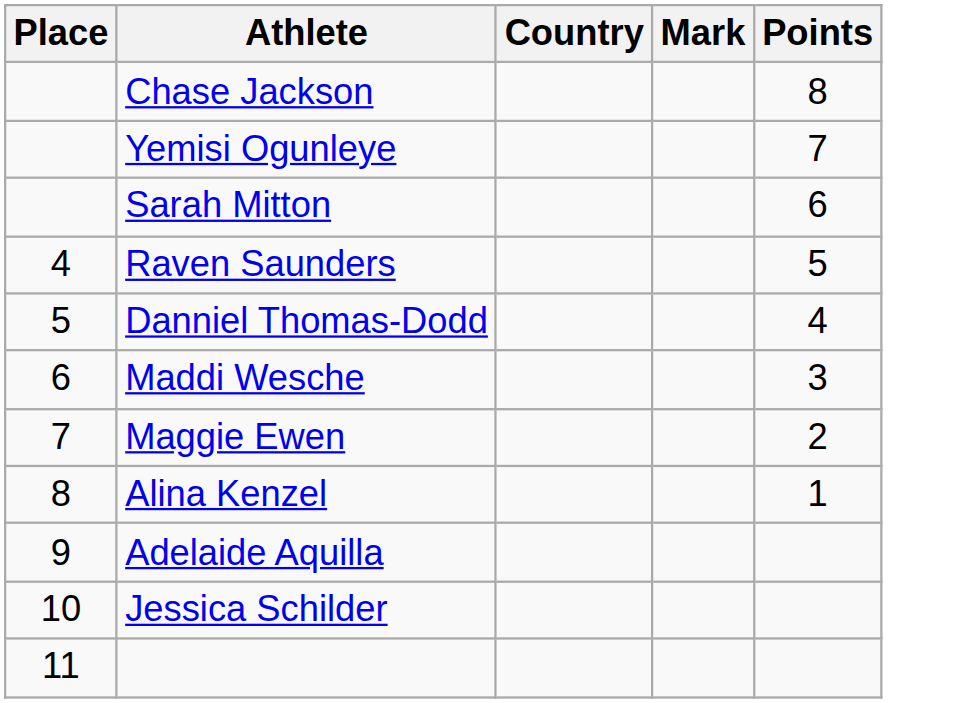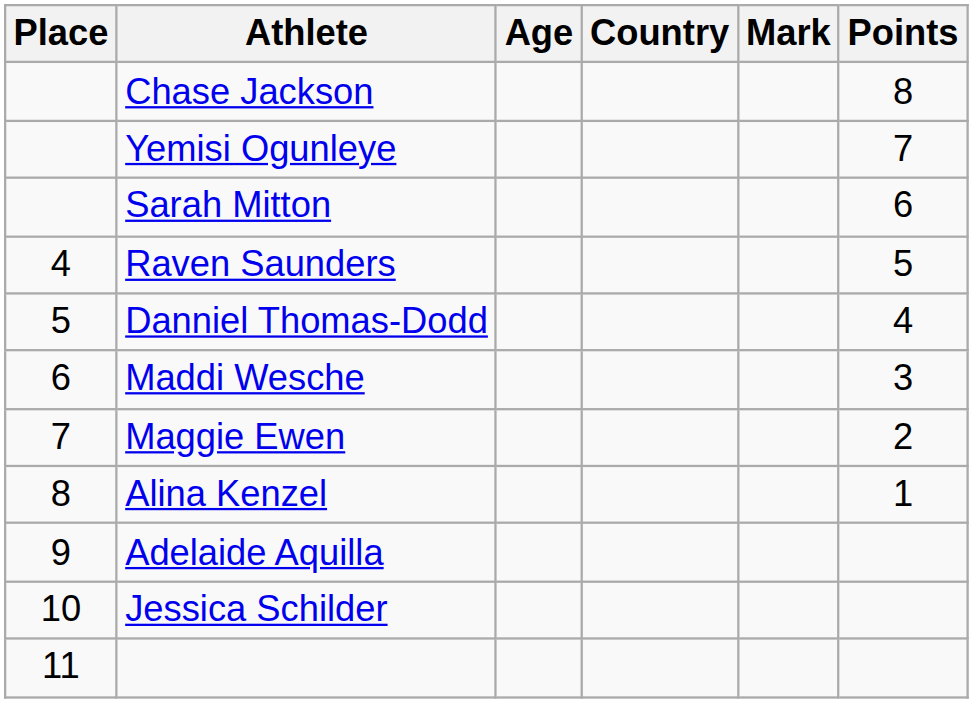+ column: (539, 33)
